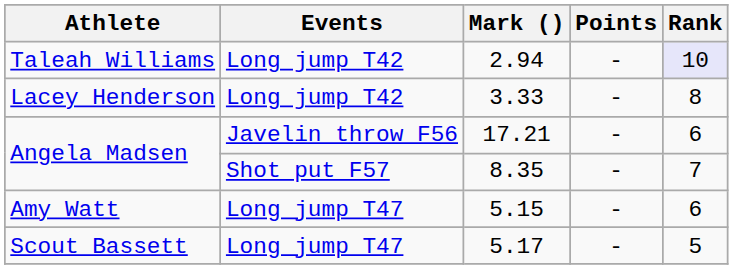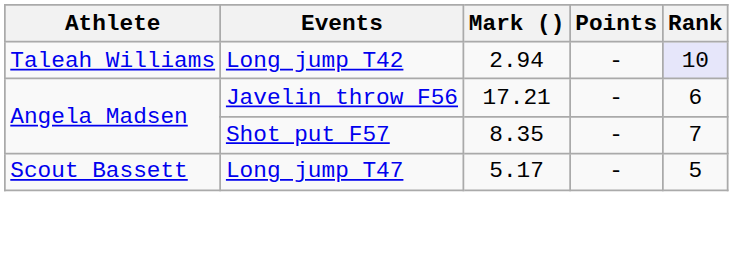- row: (517, 98)
- row: (517, 209)
